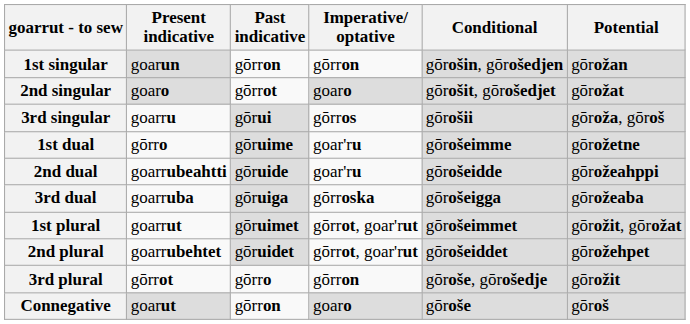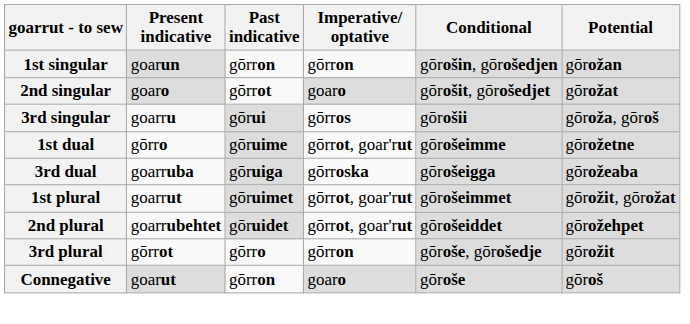(337, 144) goar'ru -> (360, 144) gōrrot, goar'rut
- row: (66, 171)
